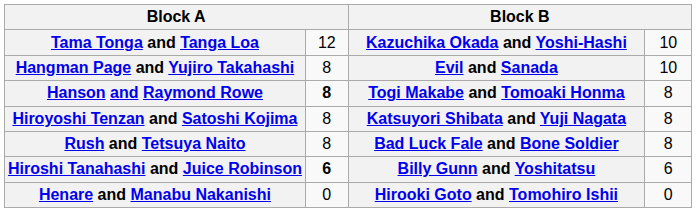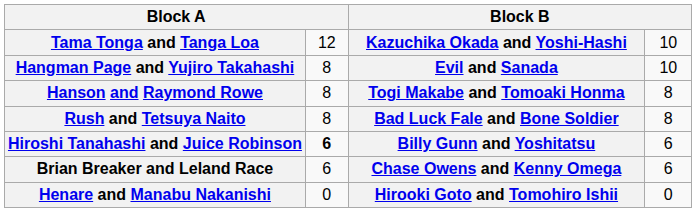(327, 93) bold -> (327, 93) normal
- row: (155, 118)
+ row: (155, 169)
